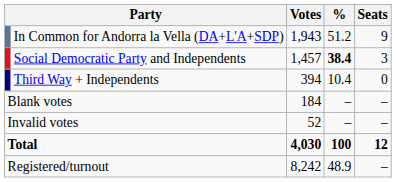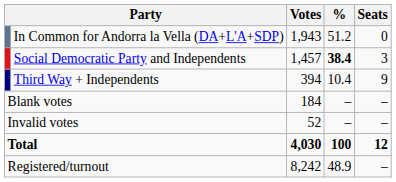(384, 36) 9 -> (384, 36) 0
(384, 79) 0 -> (384, 79) 9
